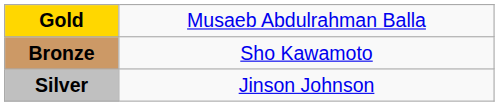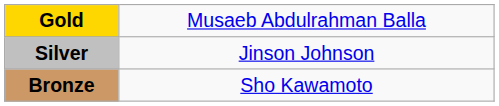rows swapped: (62, 84) <-> (62, 52)
